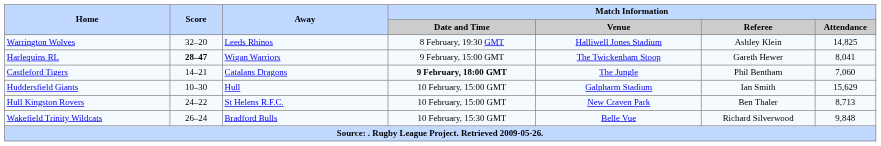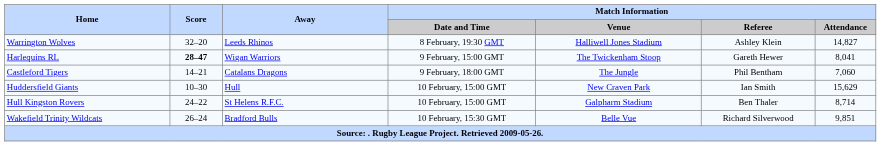(845, 42) 14,825 -> (845, 42) 14,827
(462, 72) bold -> (462, 72) normal
(619, 87) Galpharm Stadium -> (619, 87) New Craven Park
(619, 103) New Craven Park -> (619, 103) Galpharm Stadium
(845, 103) 8,713 -> (845, 103) 8,714
(845, 118) 9,848 -> (845, 118) 9,851
